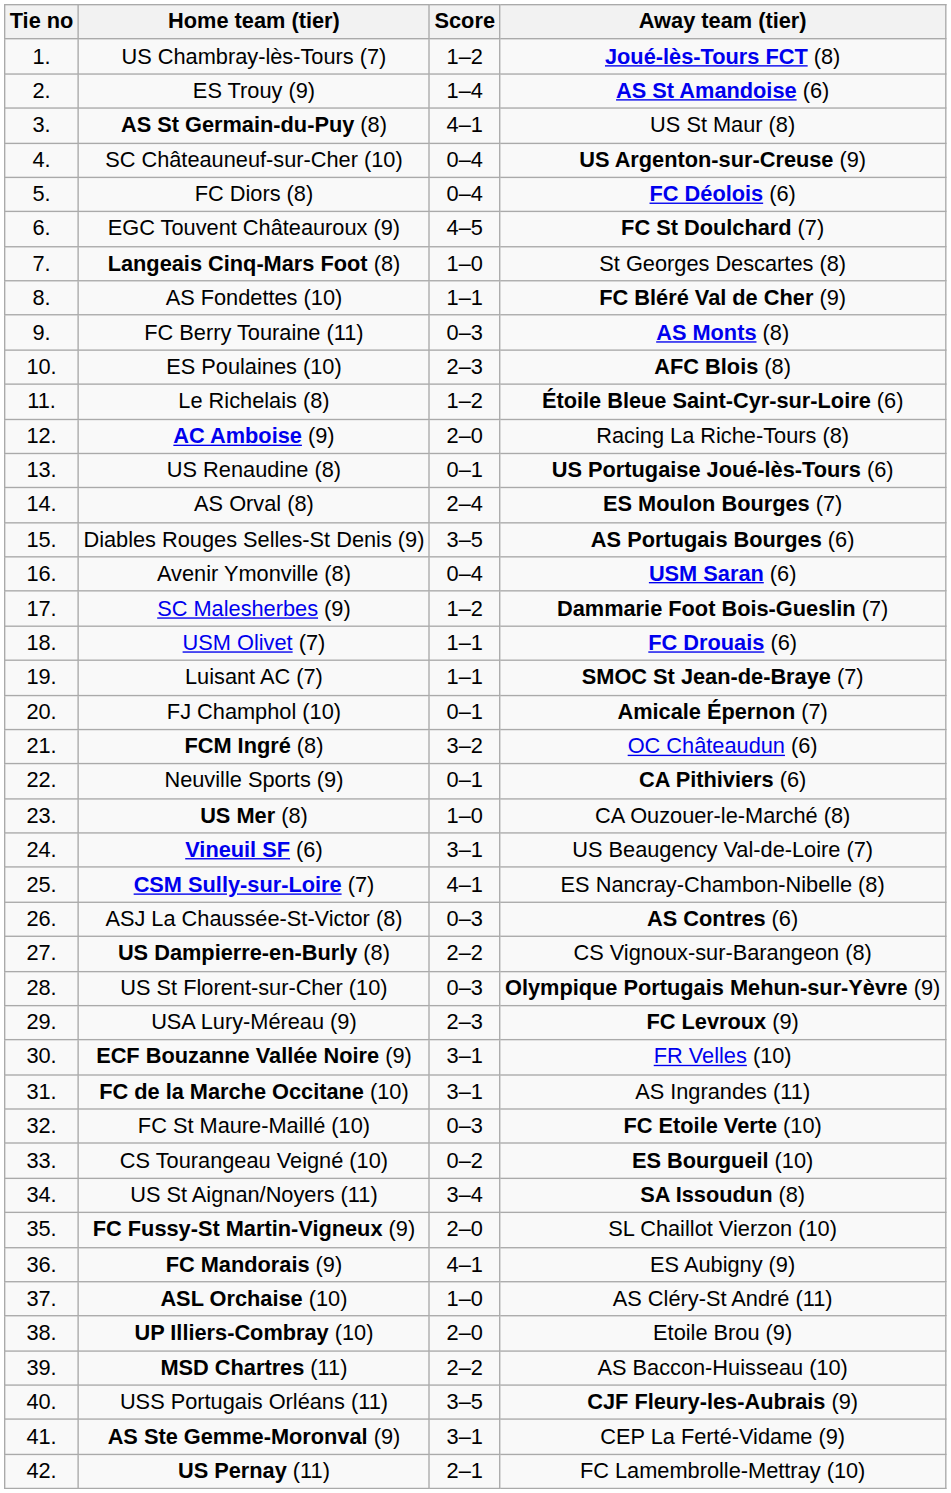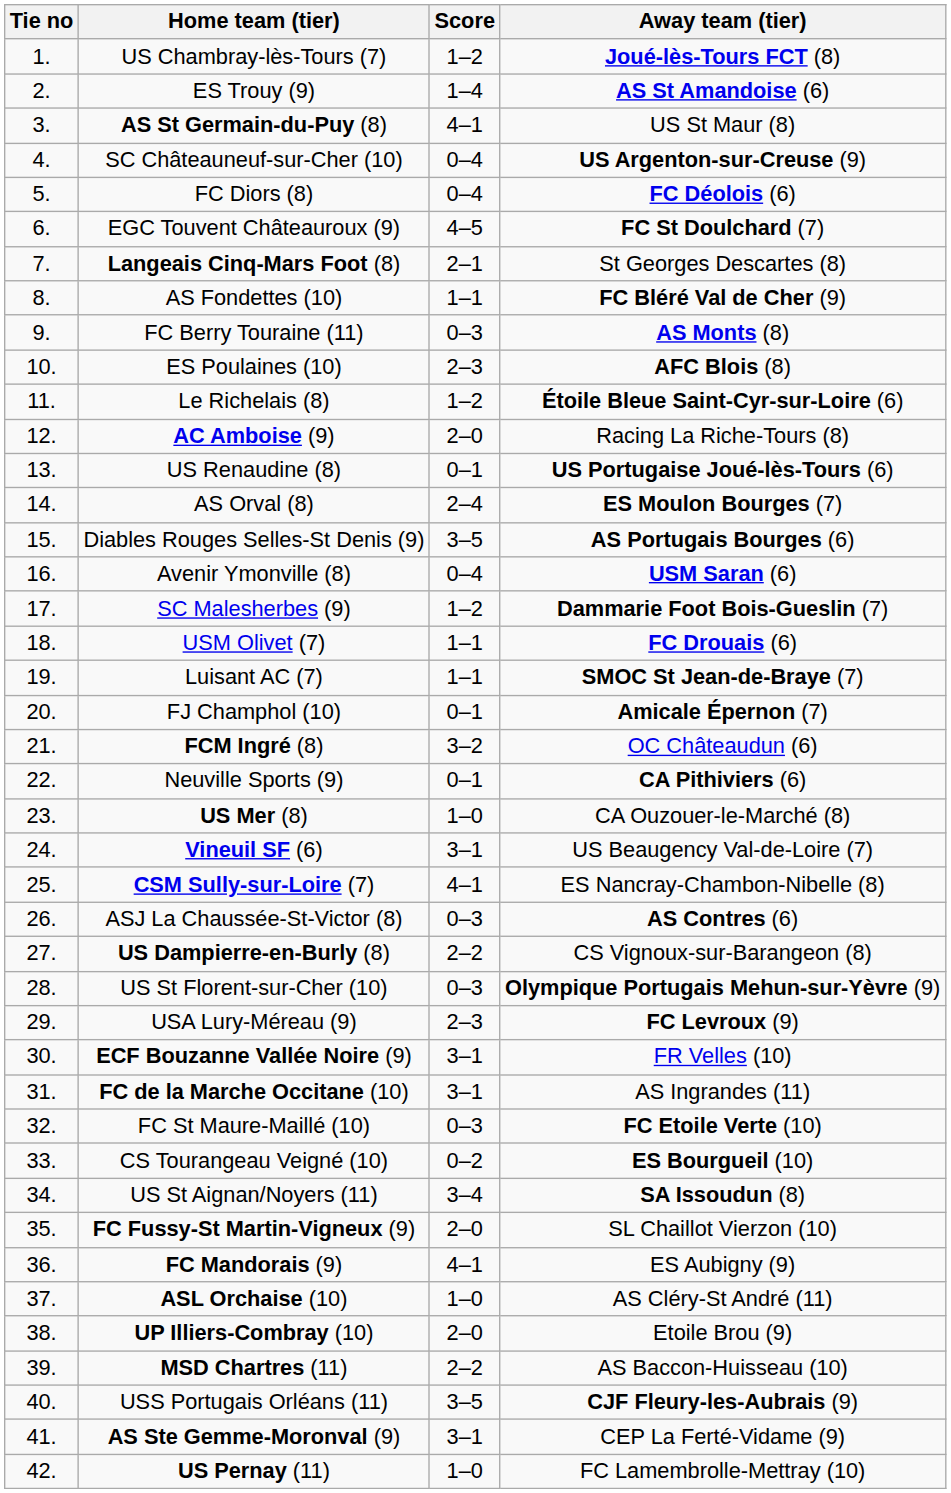(465, 263) 1–0 -> (465, 263) 2–1
(465, 1471) 2–1 -> (465, 1471) 1–0
